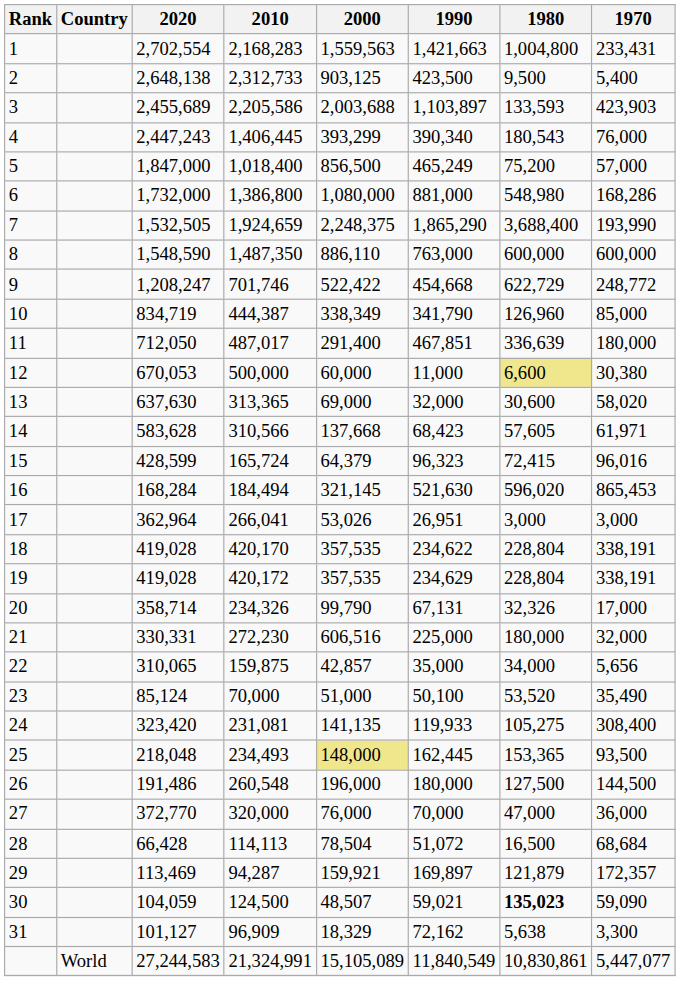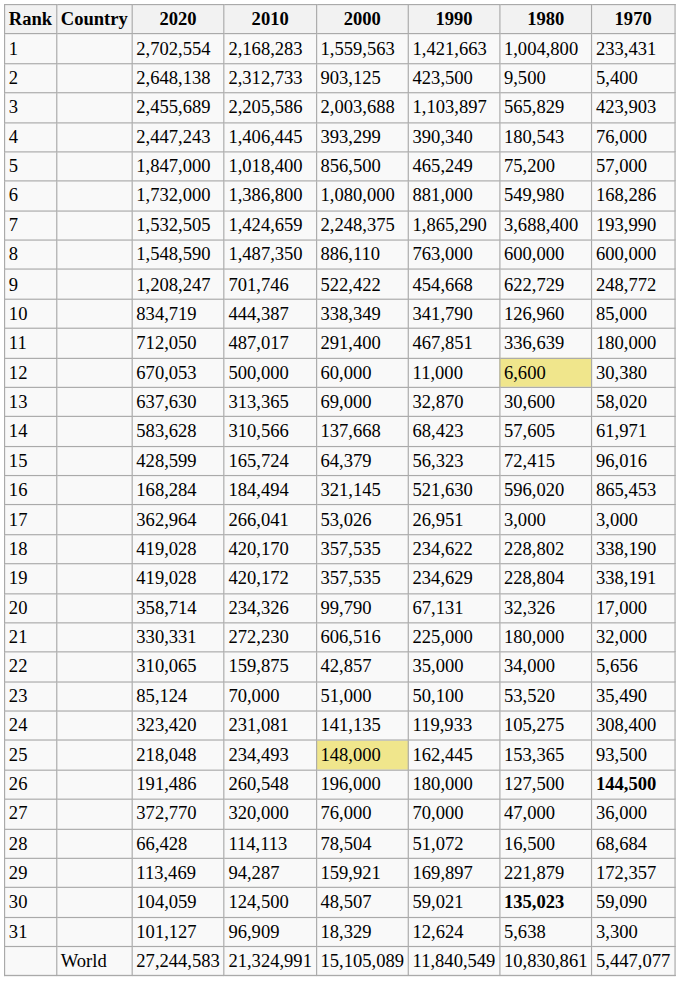(534, 107) 133,593 -> (534, 107) 565,829
(534, 195) 548,980 -> (534, 195) 549,980
(266, 225) 1,924,659 -> (266, 225) 1,424,659
(438, 401) 32,000 -> (438, 401) 32,870
(438, 460) 96,323 -> (438, 460) 56,323
(534, 549) 228,804 -> (534, 549) 228,802
(626, 549) 338,191 -> (626, 549) 338,190
(626, 784) normal -> (626, 784) bold
(534, 872) 121,879 -> (534, 872) 221,879
(438, 931) 72,162 -> (438, 931) 12,624
